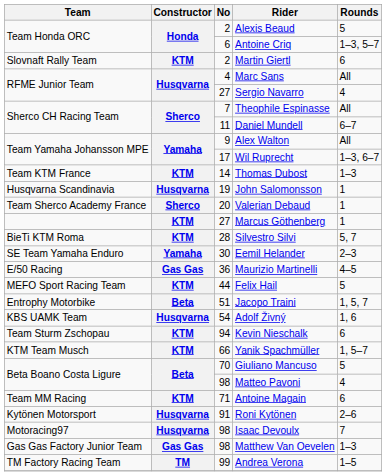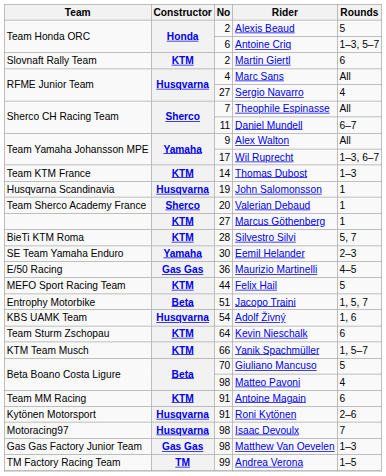(225, 334) 94 -> (225, 334) 64
(225, 398) 71 -> (225, 398) 91
